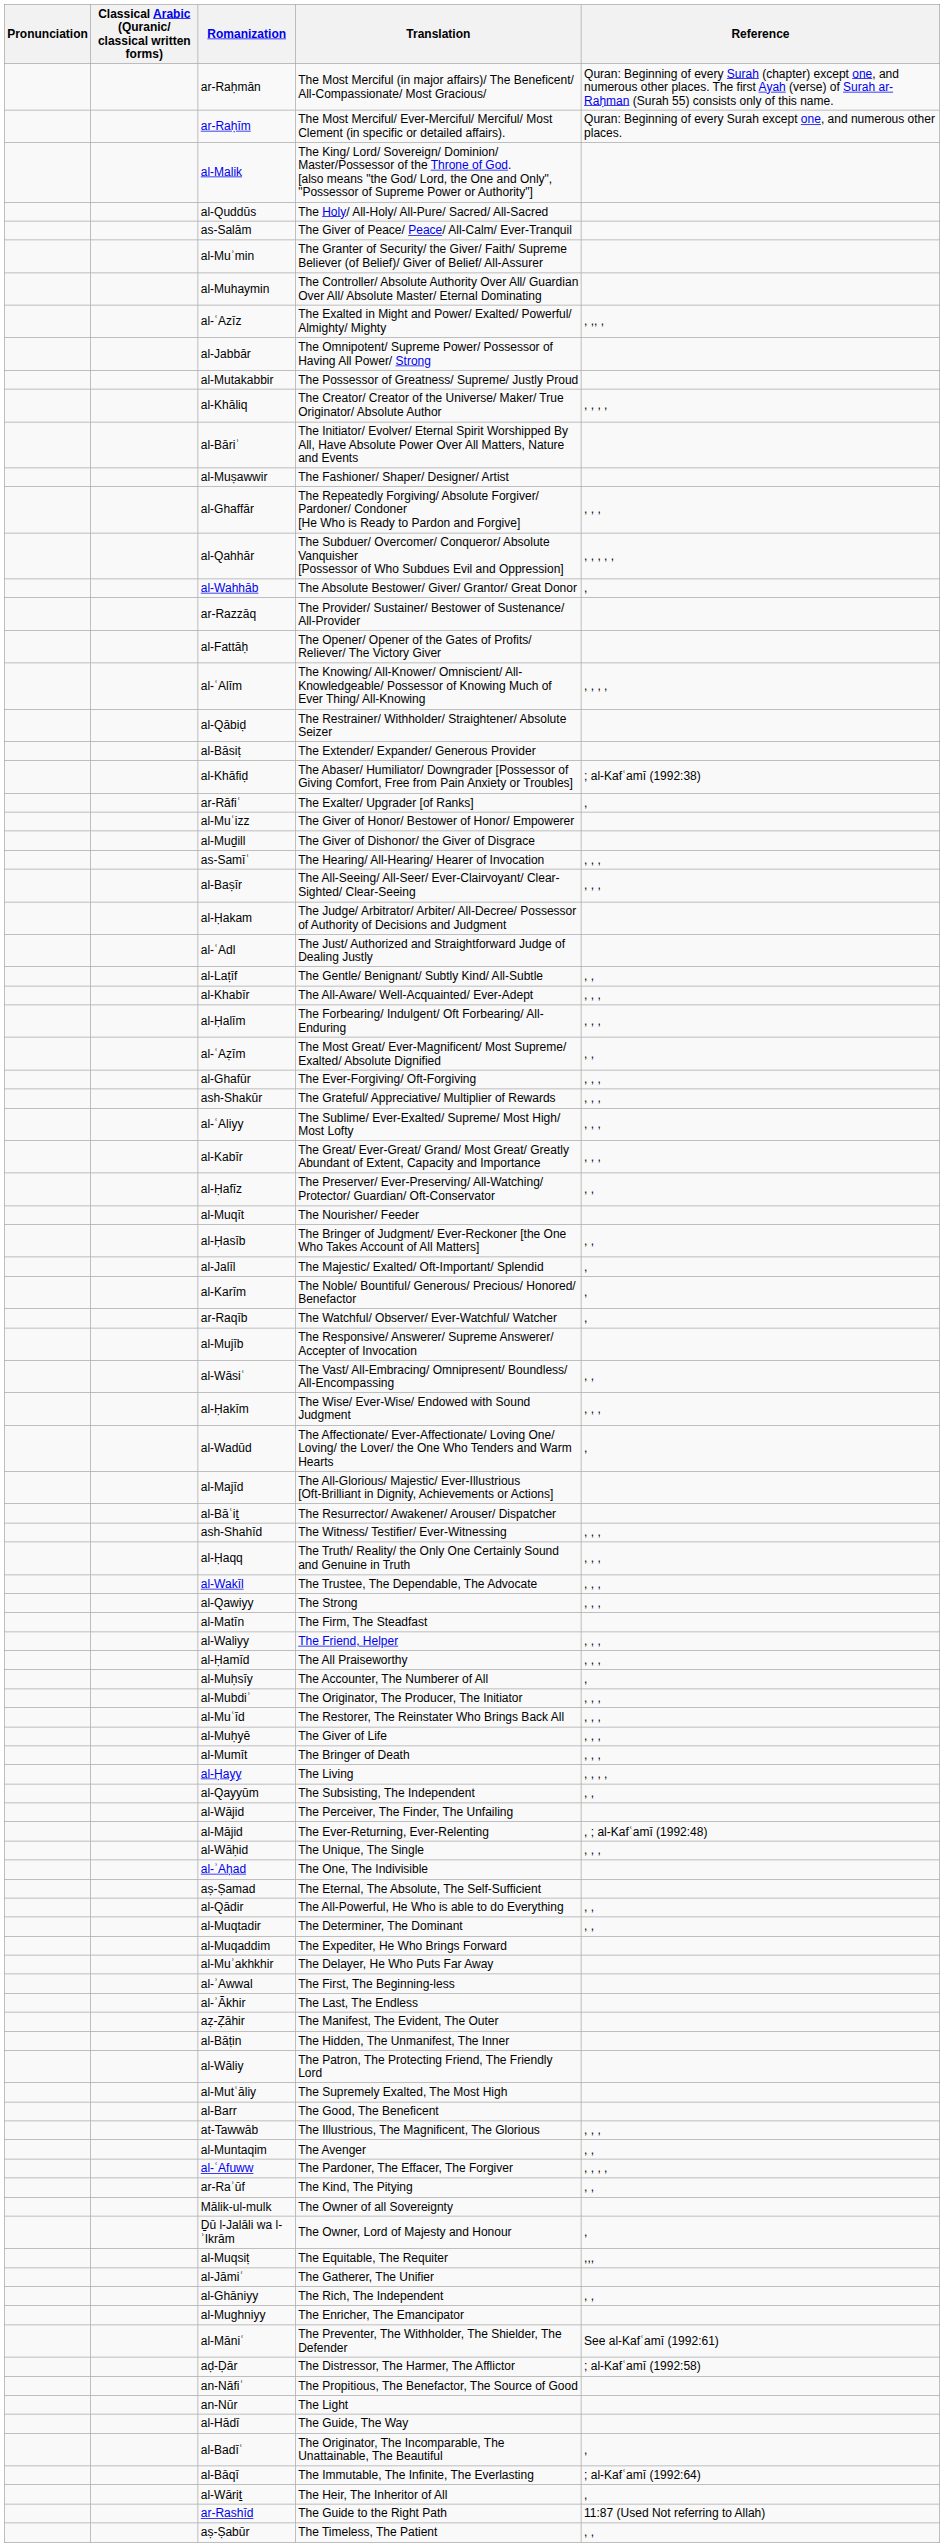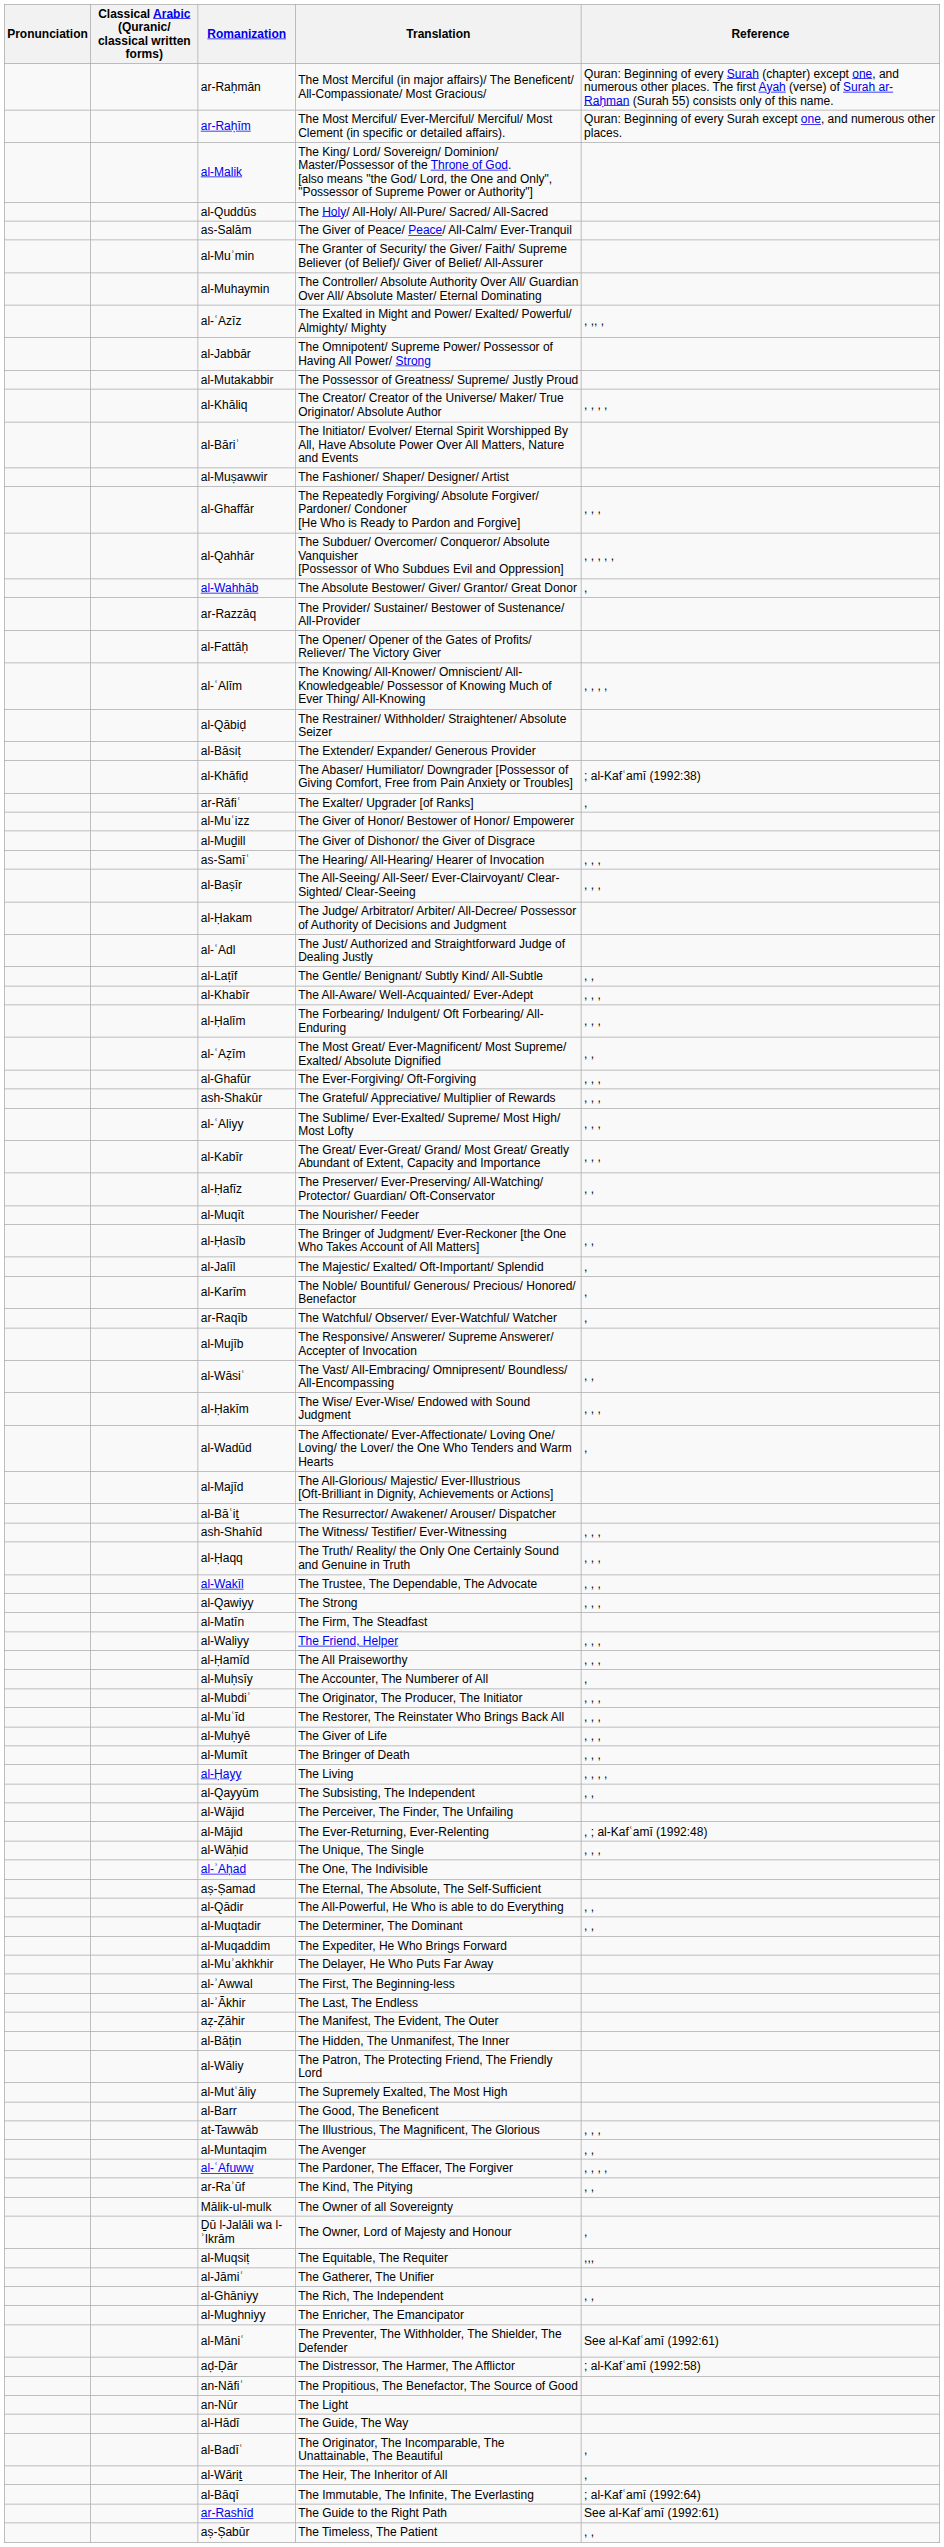rows swapped: (220, 2475) <-> (221, 2494)
(675, 2513) 11:87 (Used Not referring to Allah) -> (651, 2513) See al-Kafʿamī (1992:61)
